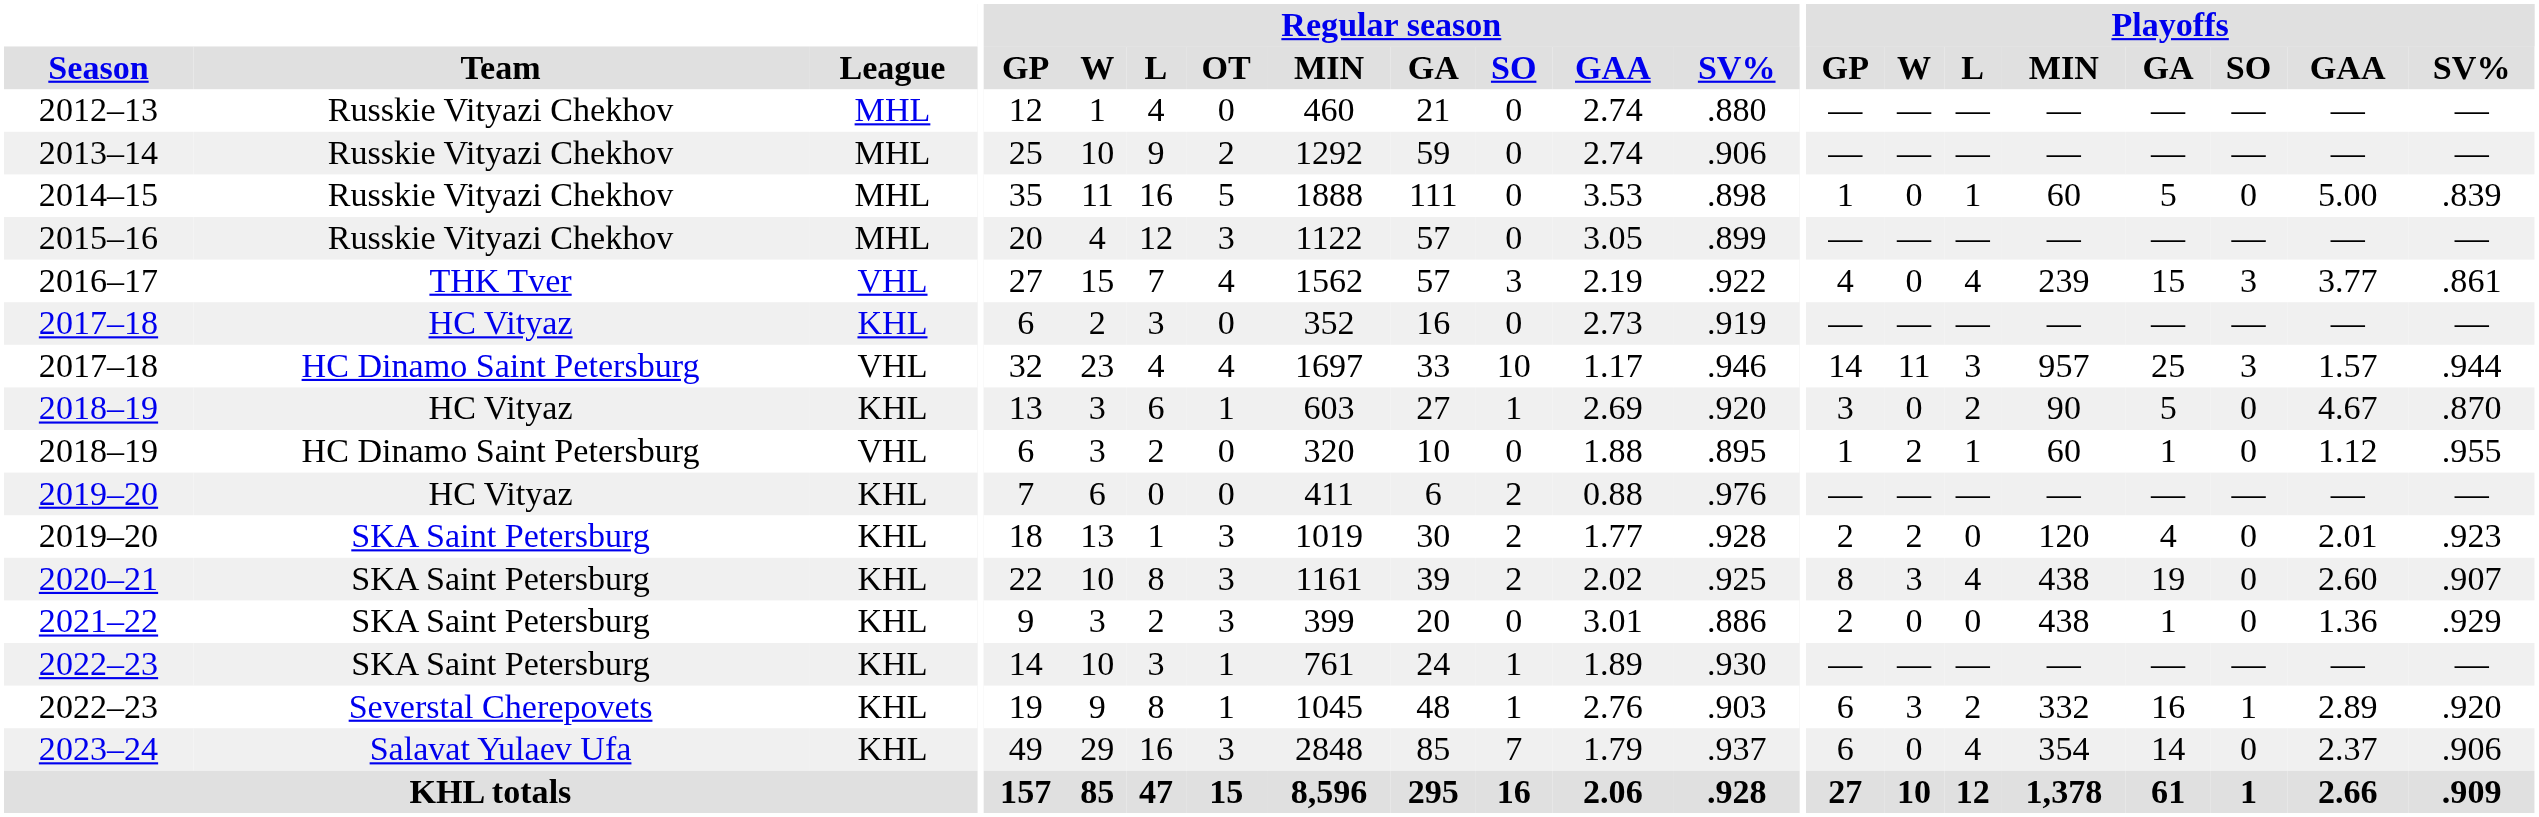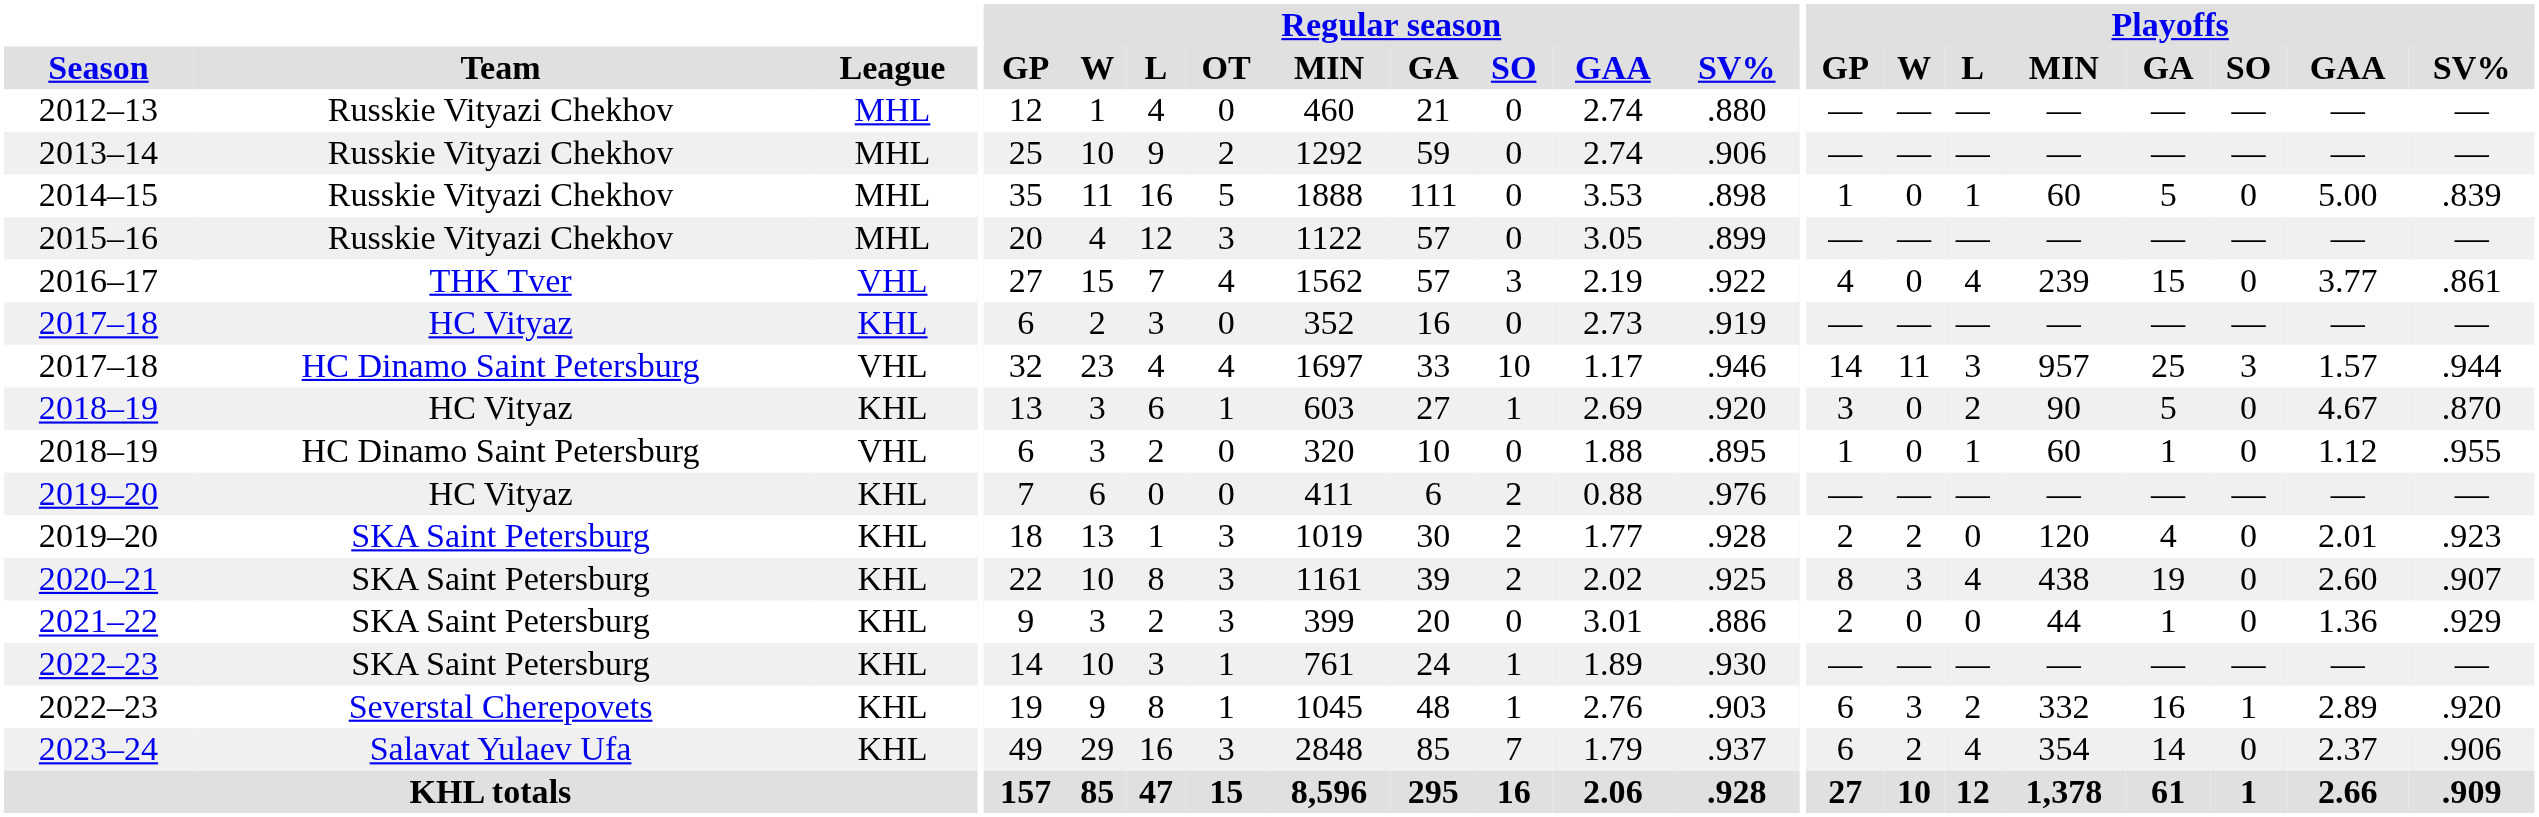(2249, 280) 3 -> (2249, 280) 0
(1914, 450) 2 -> (1914, 450) 0
(2064, 621) 438 -> (2064, 621) 44
(1914, 748) 0 -> (1914, 748) 2
